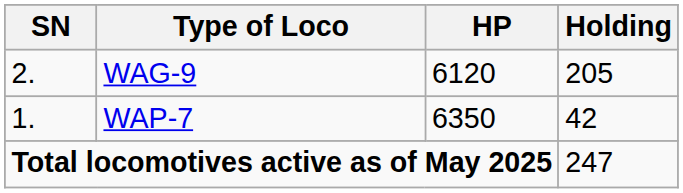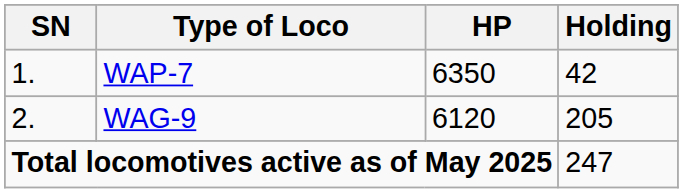rows swapped: (148, 118) <-> (150, 72)
